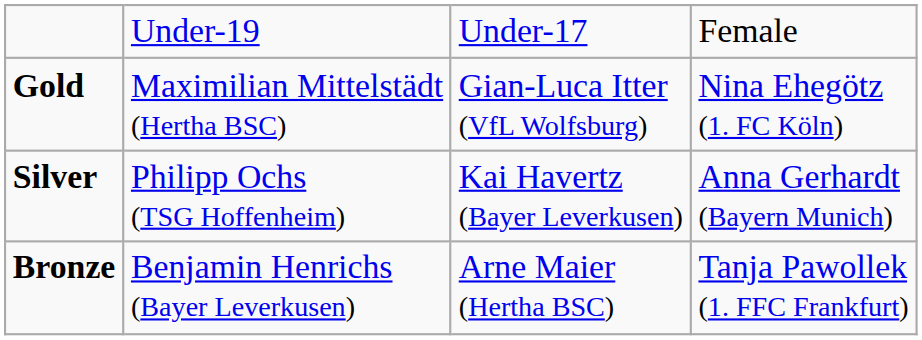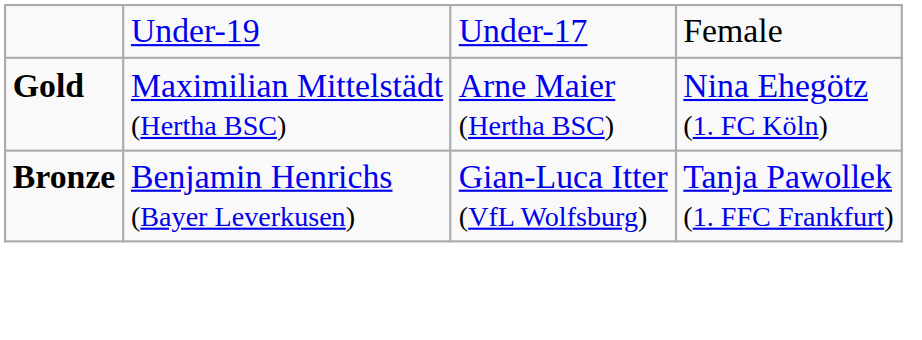(563, 103) Gian-Luca Itter (VfL Wolfsburg) -> (537, 103) Arne Maier (Hertha BSC)
- row: (55, 176)
(537, 286) Arne Maier (Hertha BSC) -> (563, 195) Gian-Luca Itter (VfL Wolfsburg)
